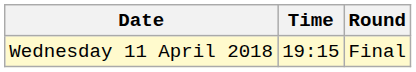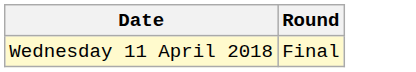- column: (311, 20)
